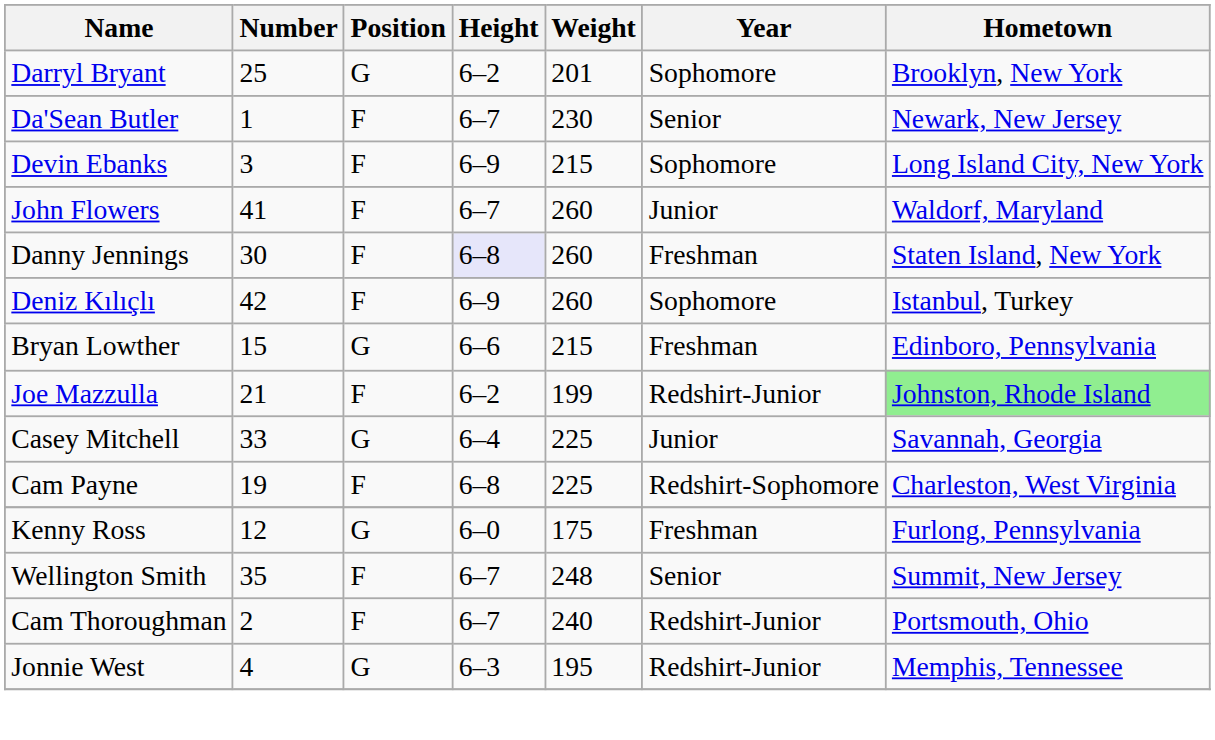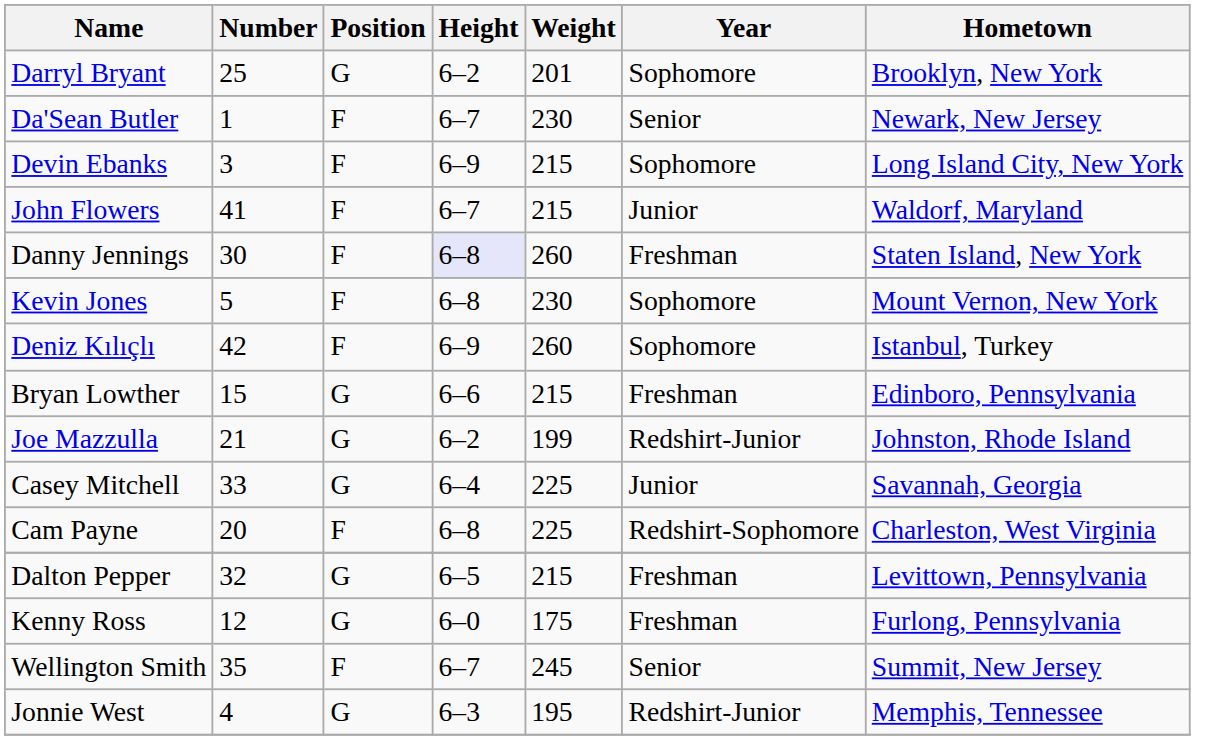(572, 209) 260 -> (552, 209) 215
+ row: (79, 301)
(358, 392) F -> (340, 438) G
(1021, 392) lightgreen background -> (1001, 438) no background
(253, 483) 19 -> (233, 529) 20
+ row: (91, 574)
(572, 574) 248 -> (552, 666) 245
- row: (119, 620)
